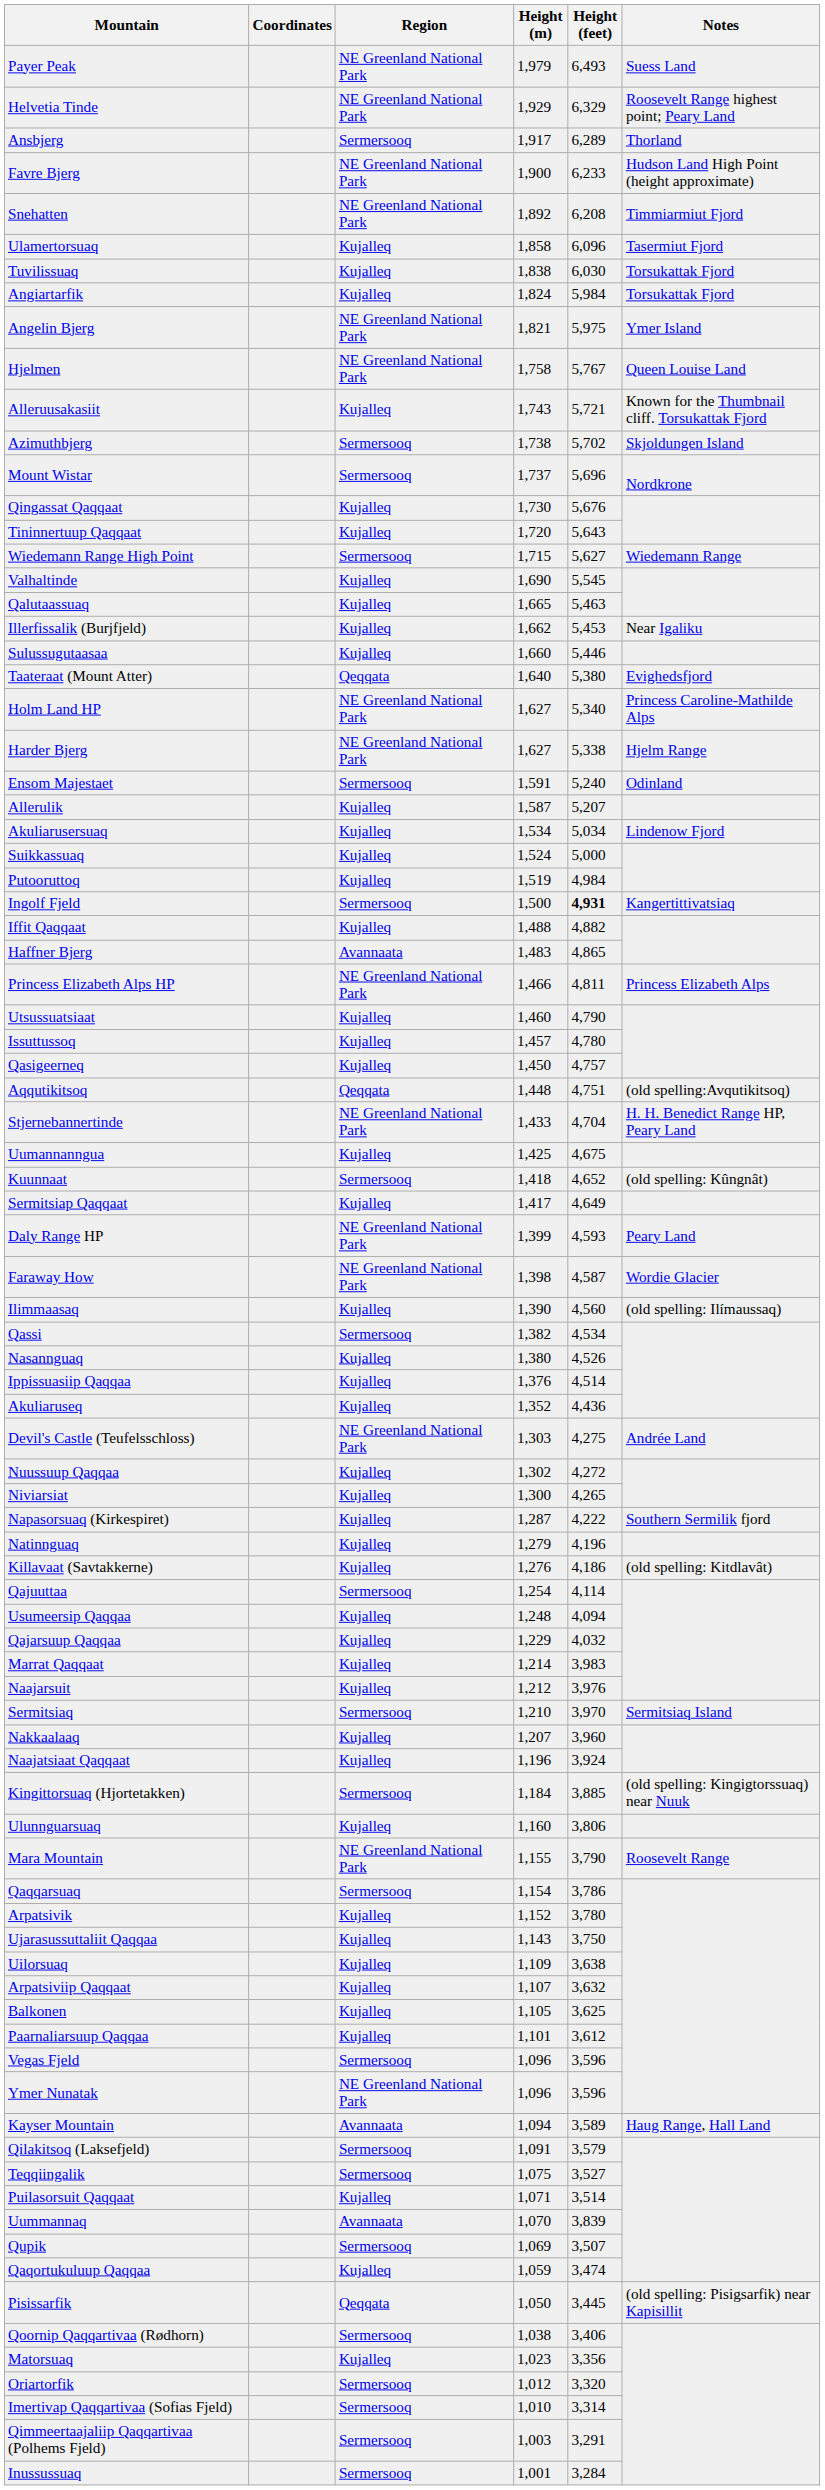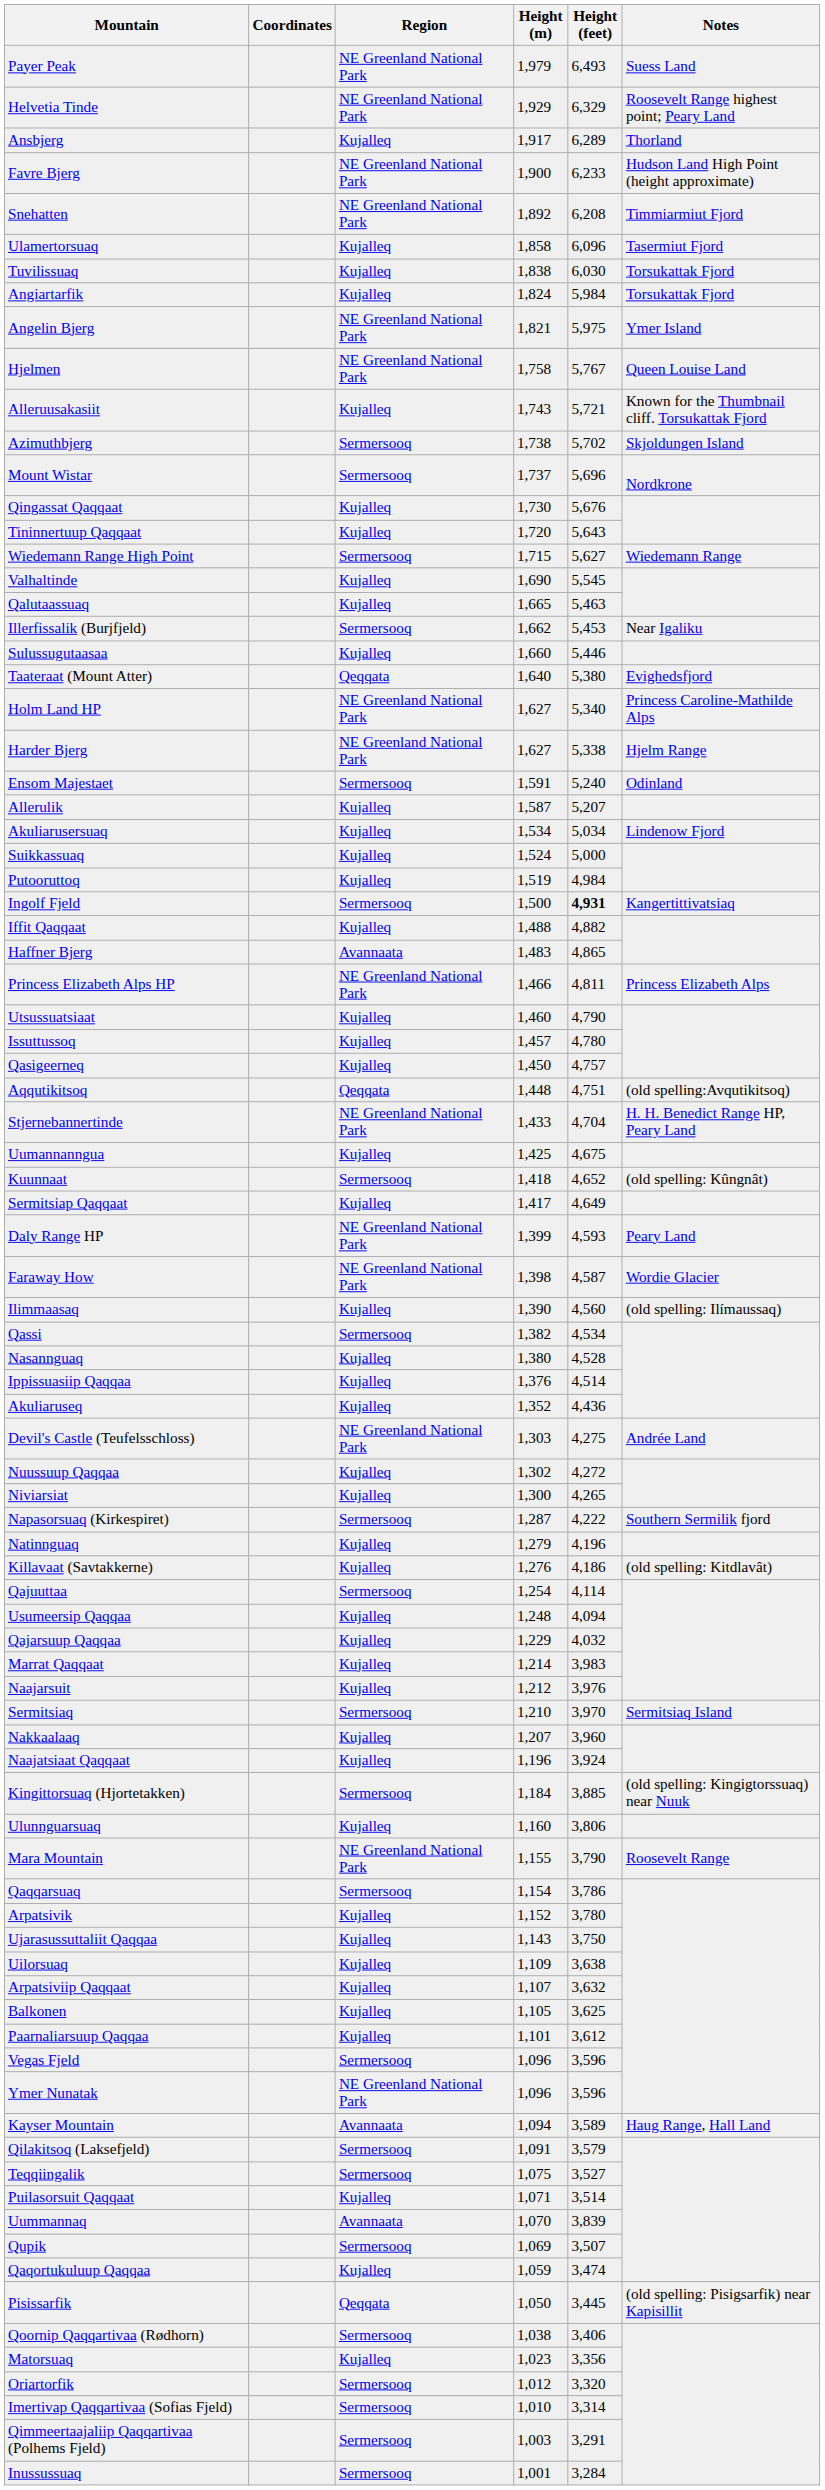(375, 140) Sermersooq -> (365, 140) Kujalleq
(365, 628) Kujalleq -> (375, 628) Sermersooq
(588, 1357) 4,526 -> (588, 1357) 4,528
(365, 1519) Kujalleq -> (375, 1519) Sermersooq
